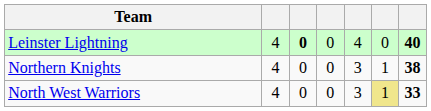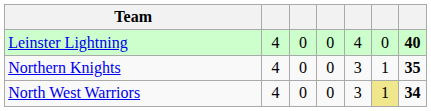(303, 42) bold -> (303, 42) normal
(412, 67) 38 -> (412, 67) 35
(412, 93) 33 -> (412, 93) 34
